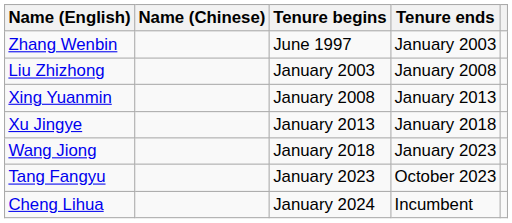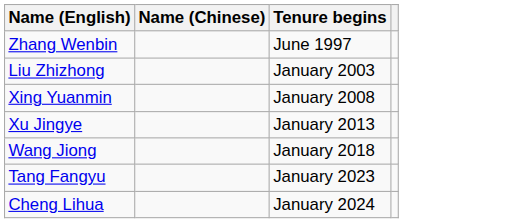- column: (445, 17)
